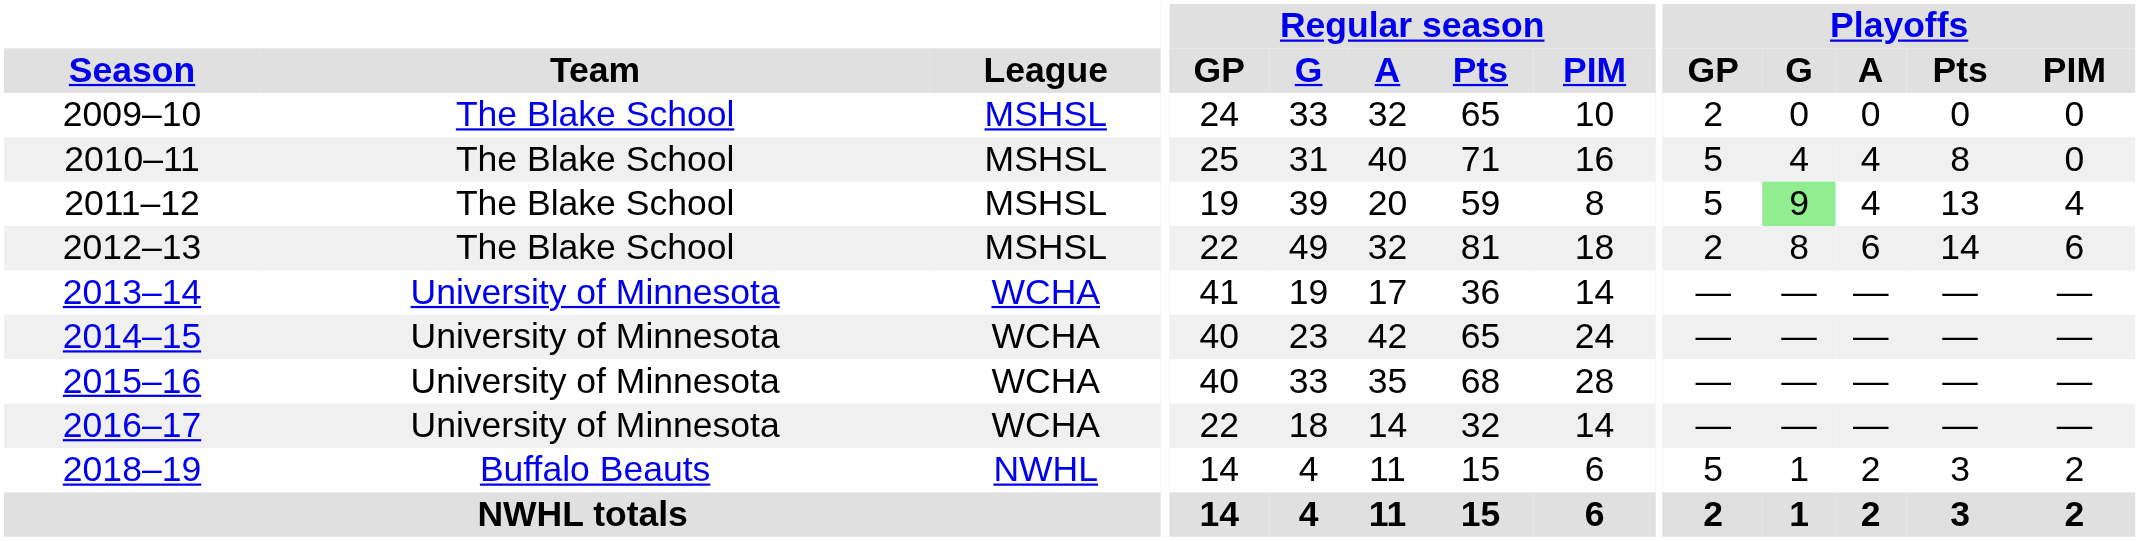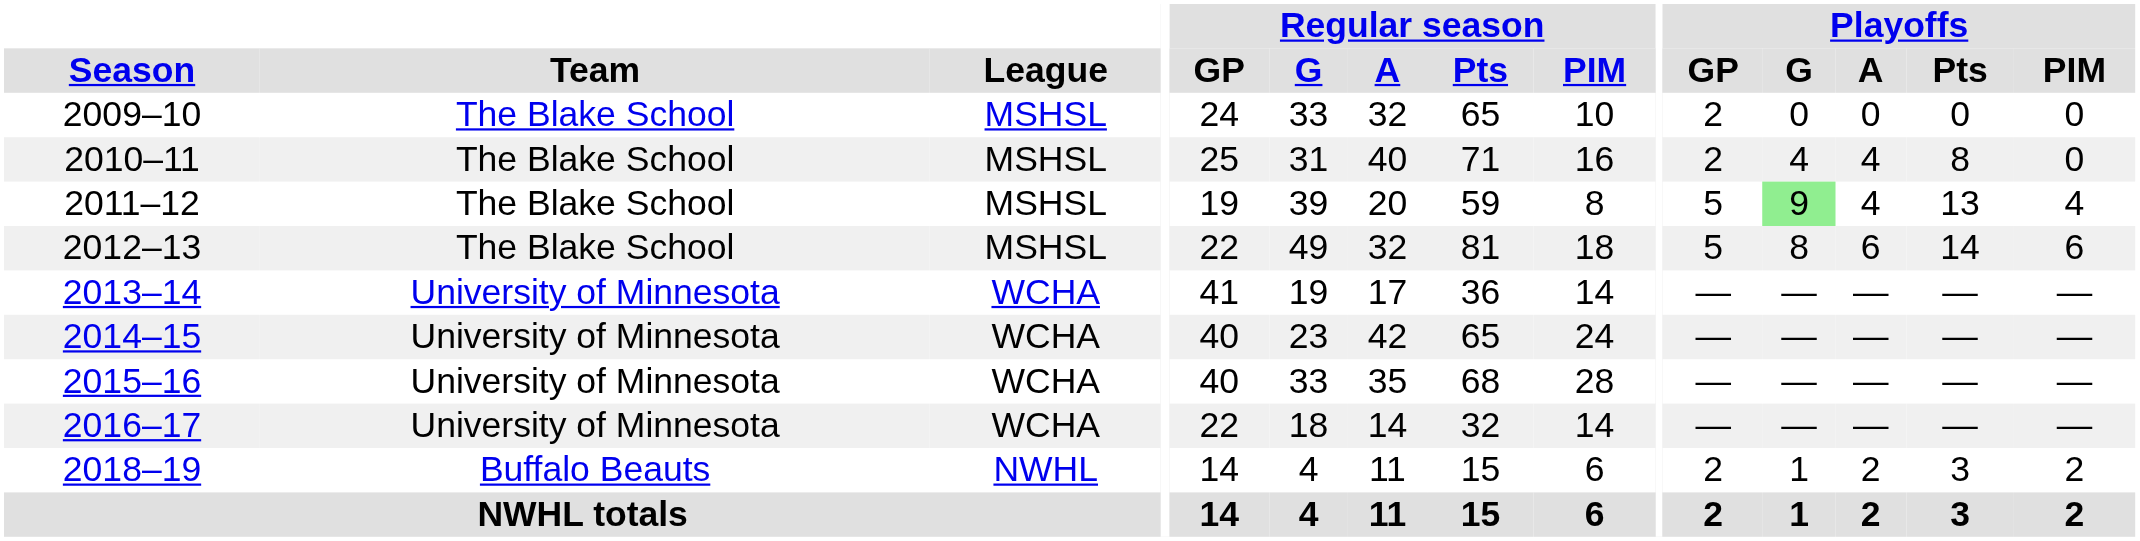(1713, 158) 5 -> (1713, 158) 2
(1713, 247) 2 -> (1713, 247) 5
(1713, 469) 5 -> (1713, 469) 2
